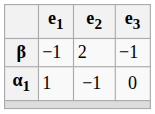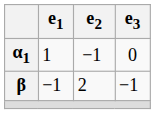rows swapped: (21, 83) <-> (21, 52)
